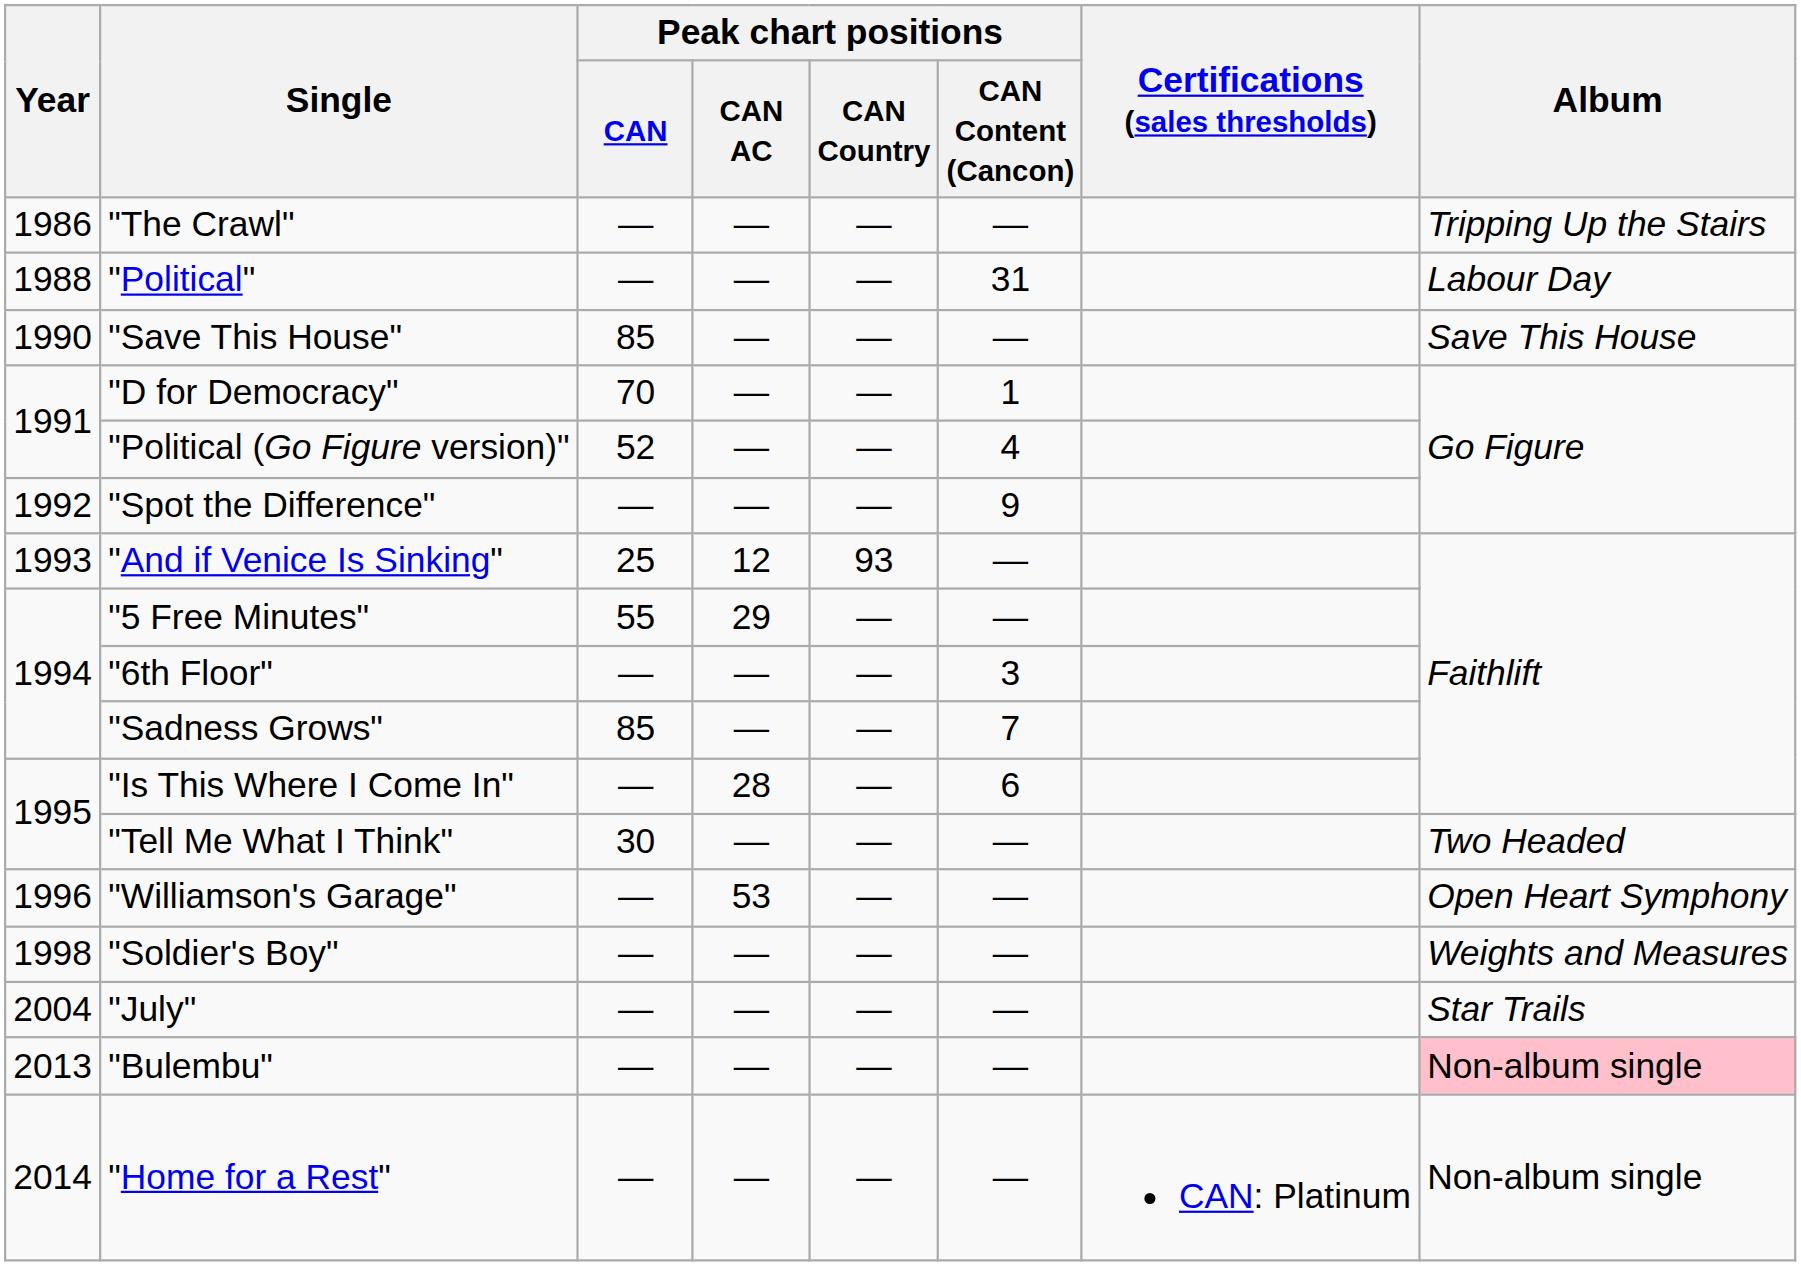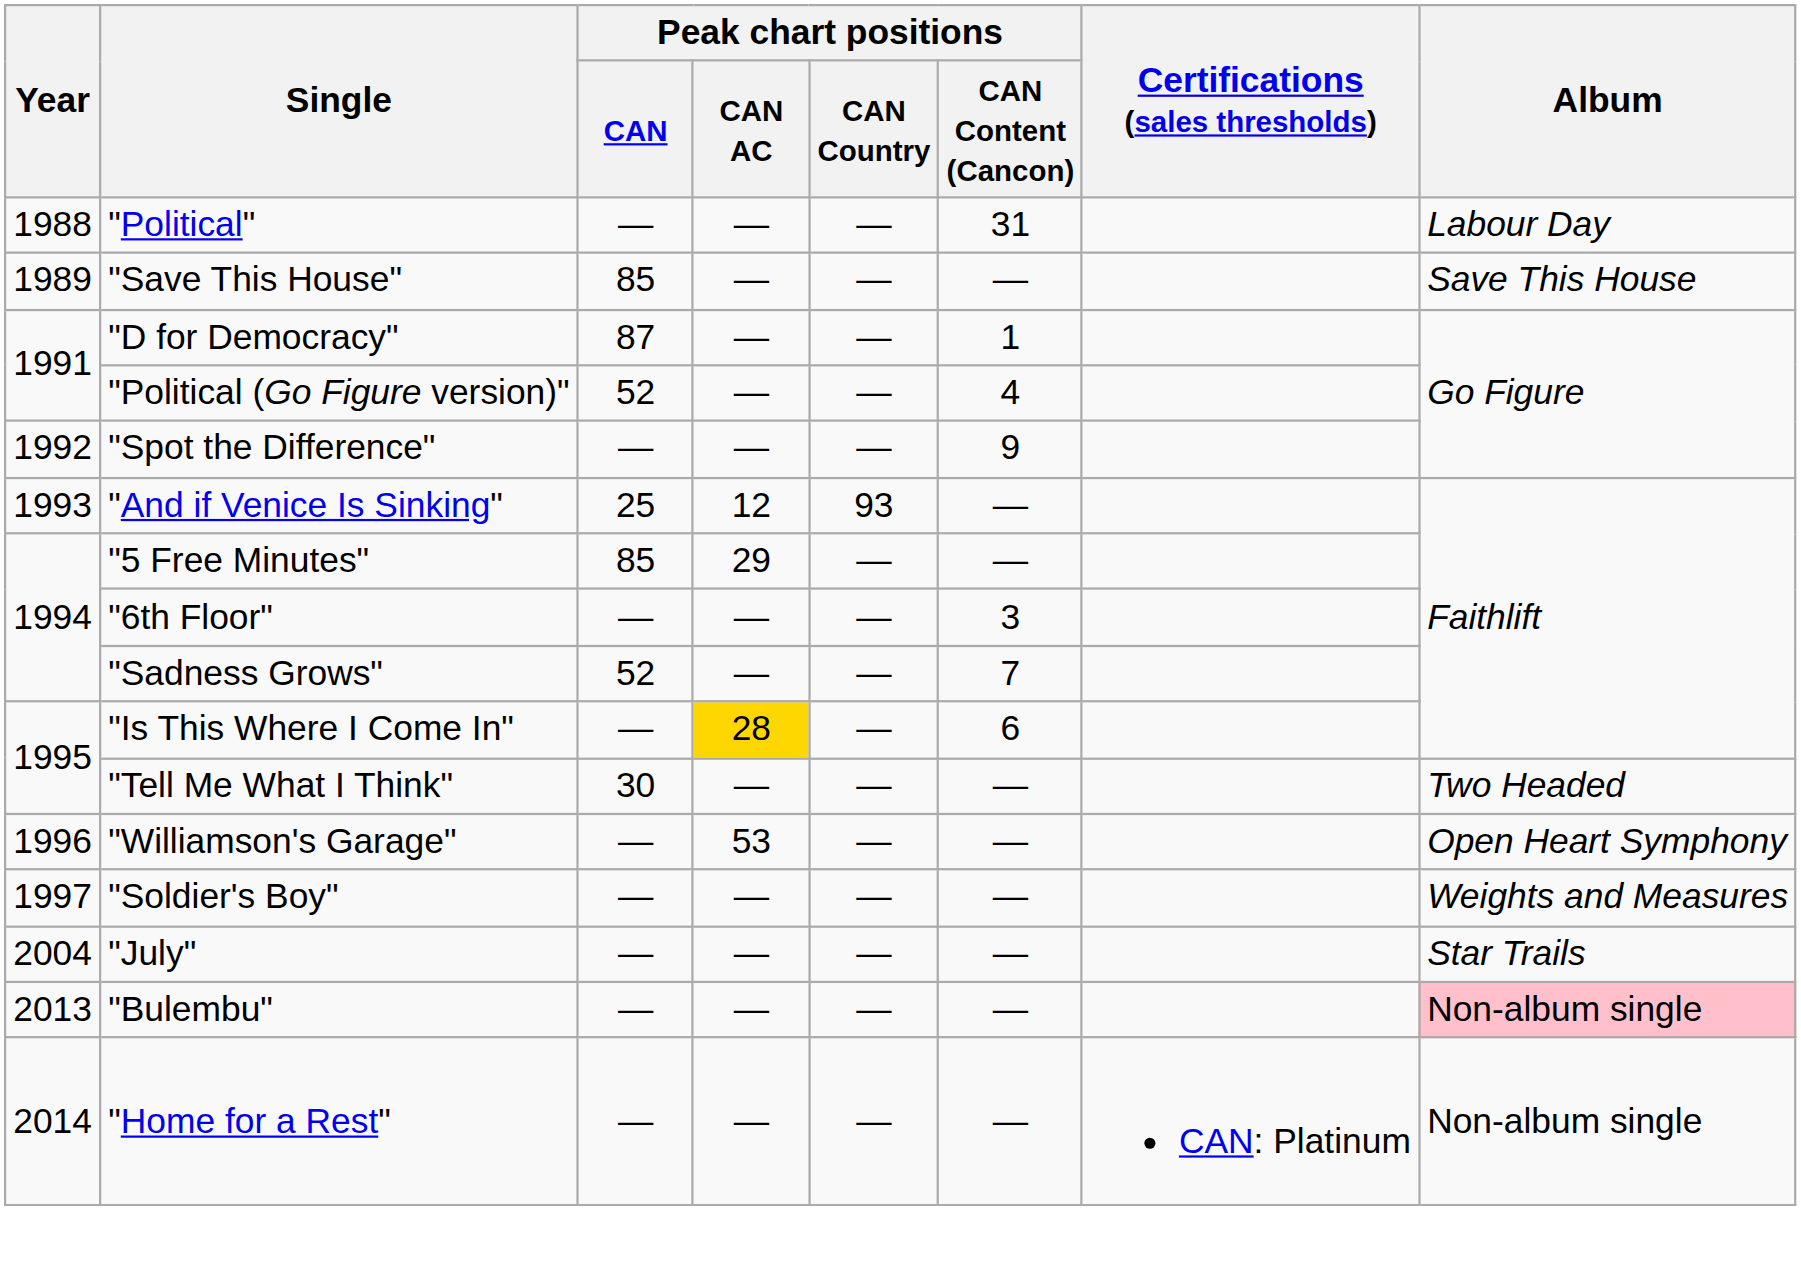- row: (201, 224)
(53, 336) 1990 -> (53, 280) 1989
(636, 392) 70 -> (636, 336) 87
(636, 616) 55 -> (636, 560) 85
(636, 728) 85 -> (636, 672) 52
(751, 785) no background -> (751, 728) gold background
(53, 953) 1998 -> (53, 897) 1997
